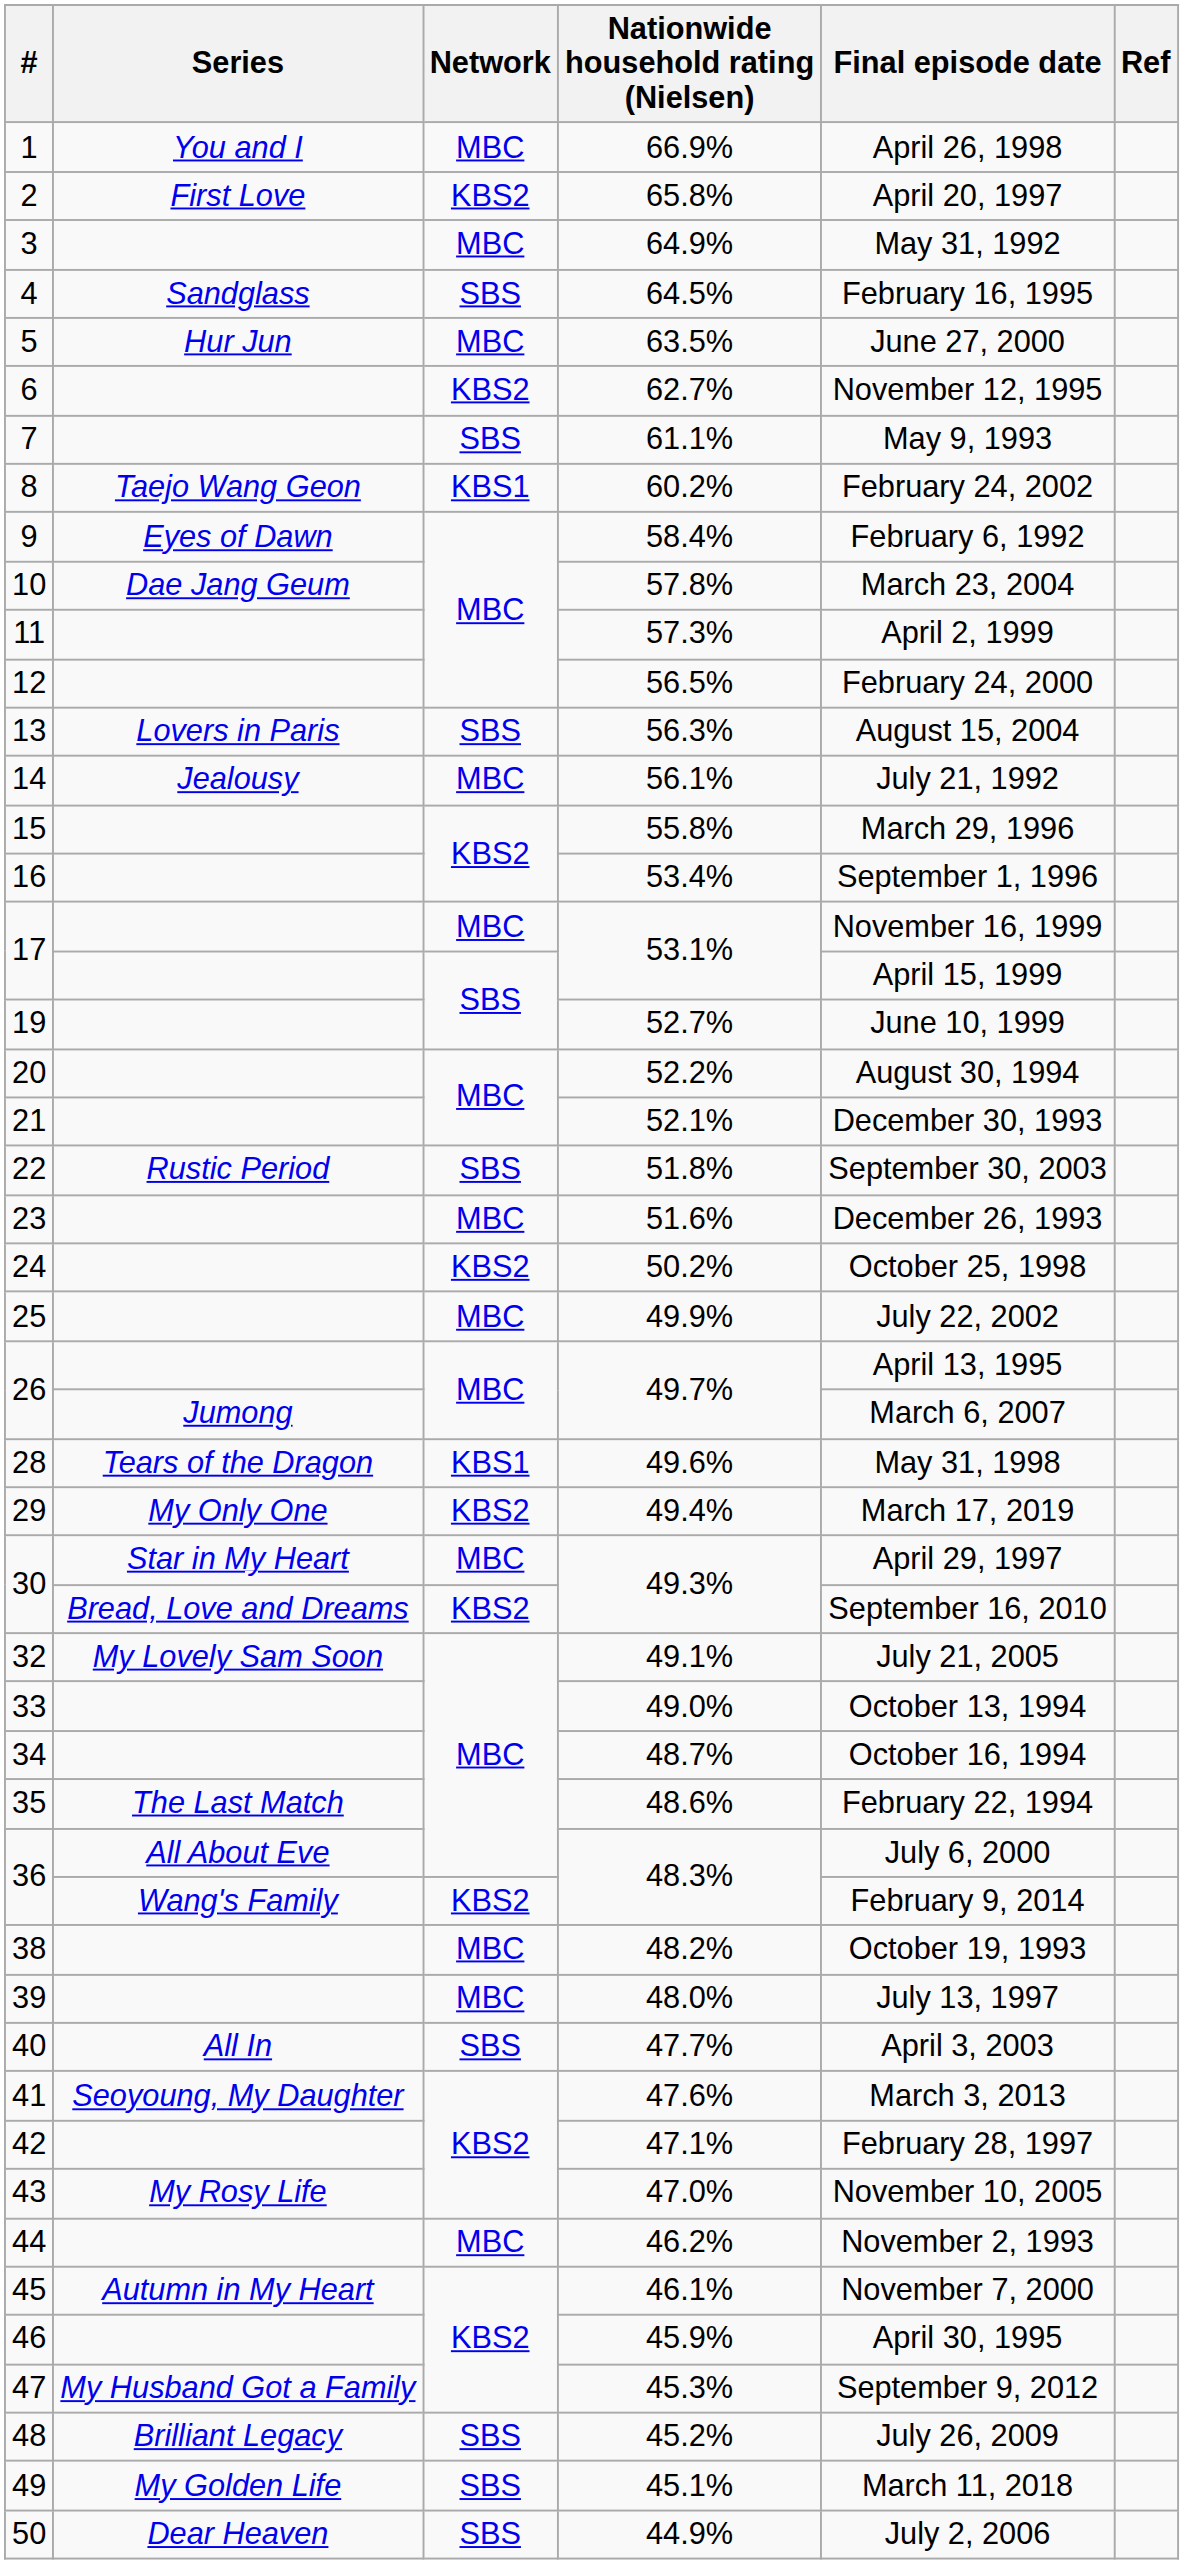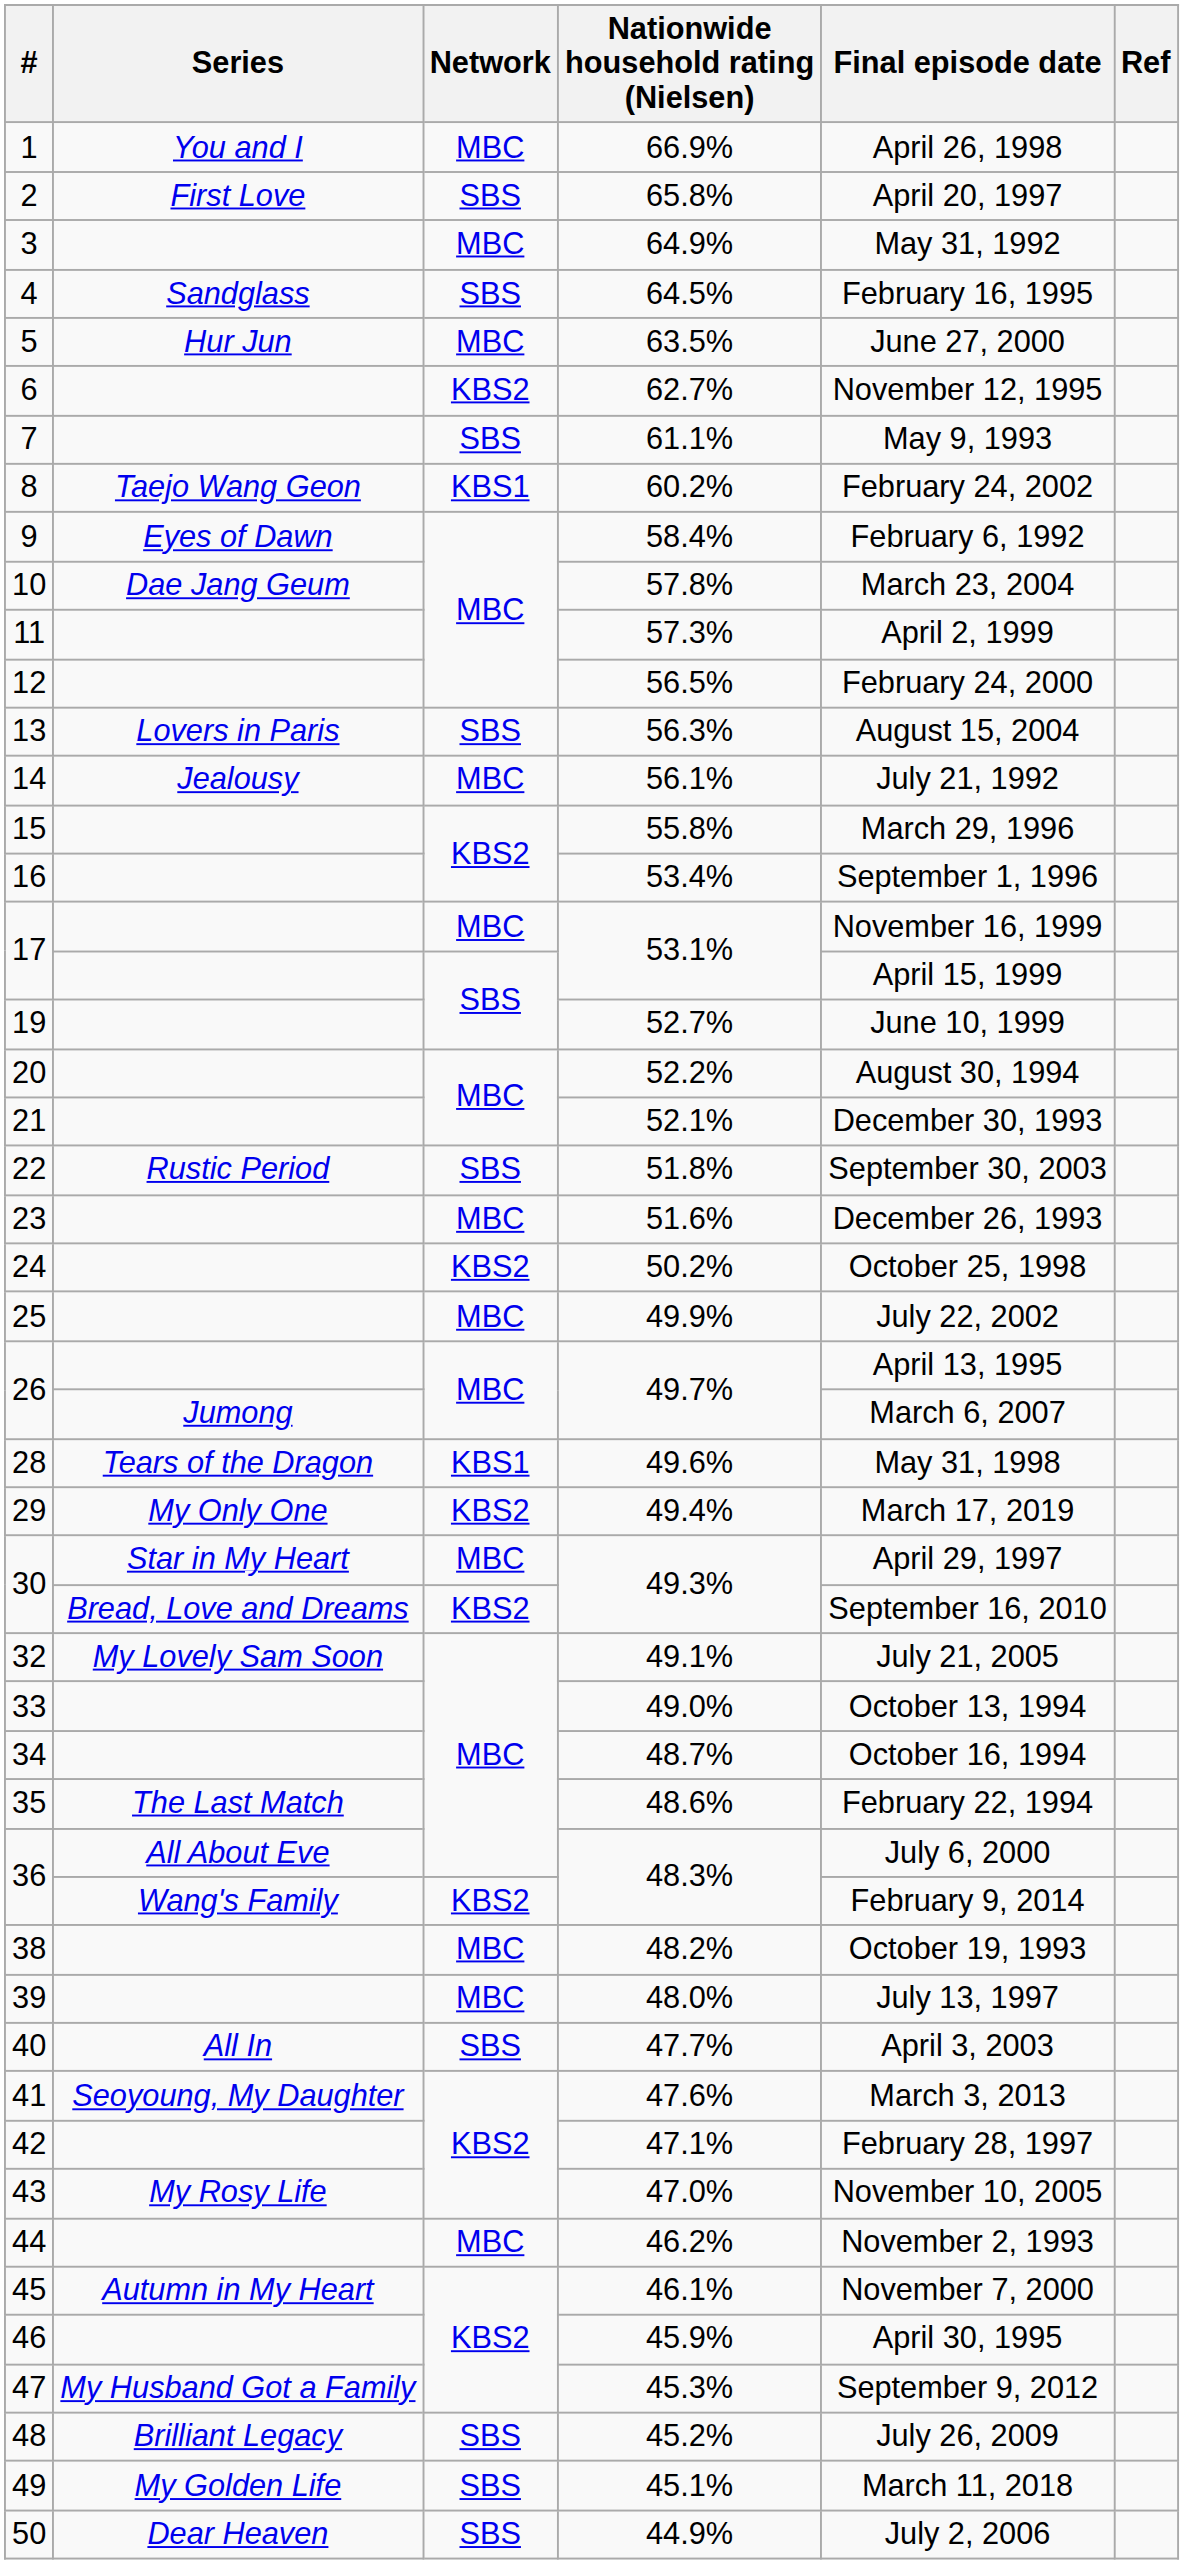(490, 195) KBS2 -> (490, 195) SBS
